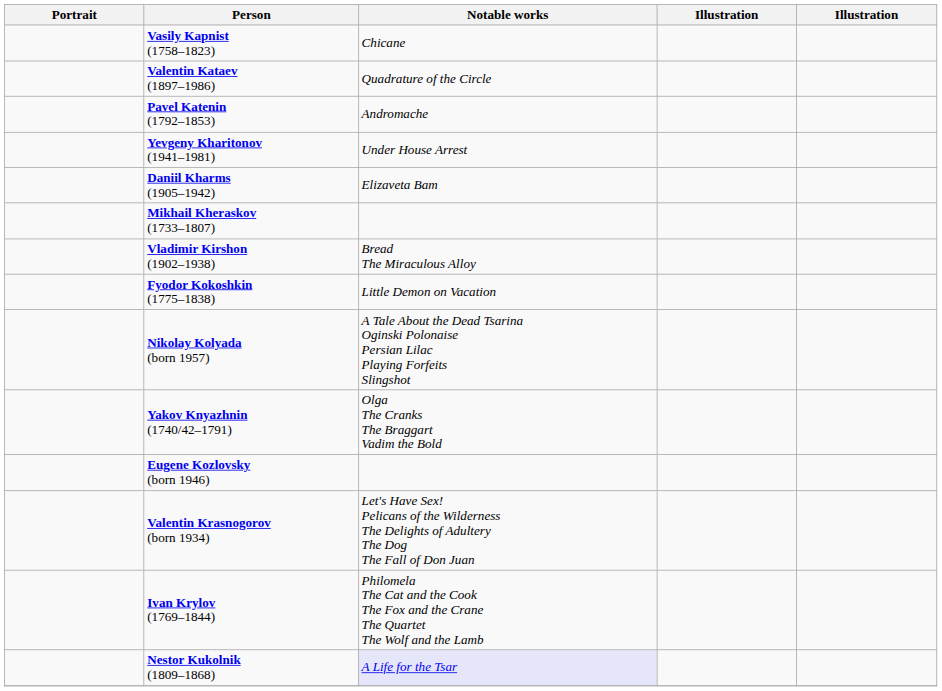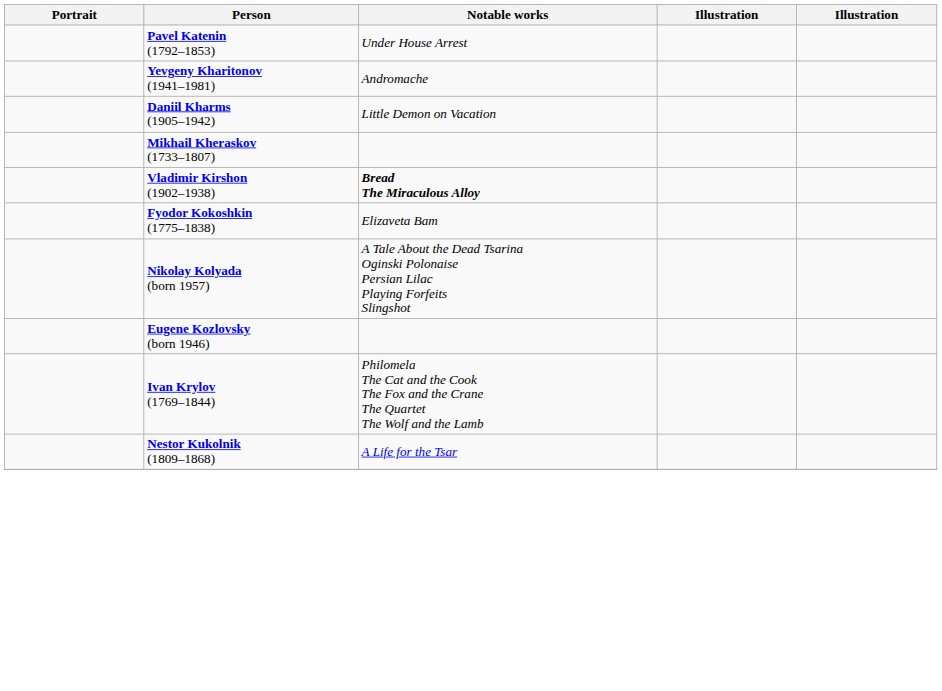- row: (188, 43)
- row: (192, 78)
(395, 114) Andromache -> (414, 43) Under House Arrest
(414, 149) Under House Arrest -> (395, 78) Andromache
(400, 185) Elizaveta Bam -> (429, 114) Little Demon on Vacation
(419, 256) normal -> (421, 185) bold
(429, 292) Little Demon on Vacation -> (400, 220) Elizaveta Bam
- row: (197, 422)
- row: (209, 530)
(409, 667) lavender background -> (409, 451) no background
